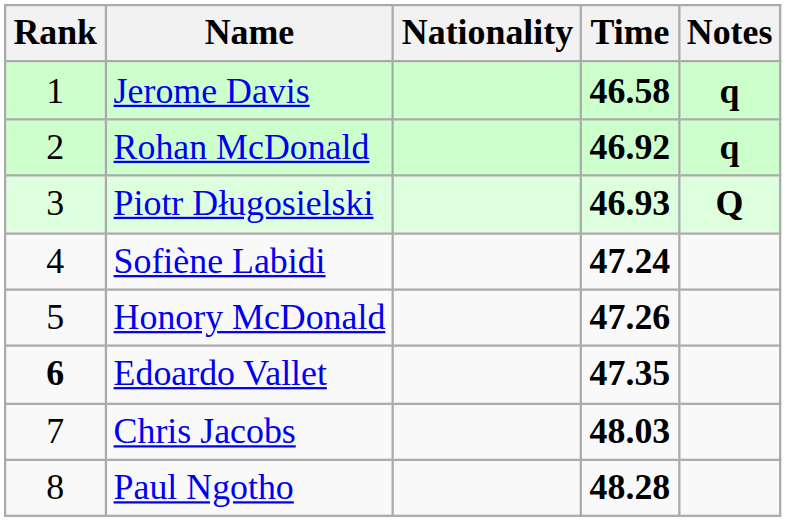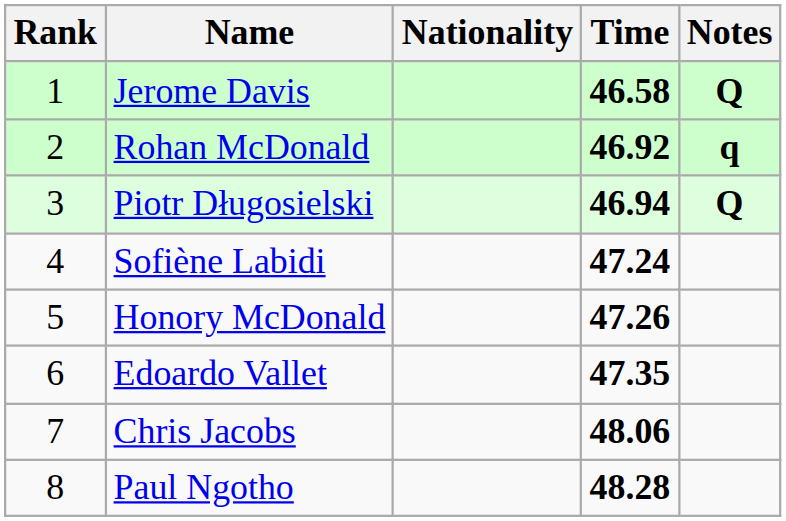(730, 89) q -> (730, 89) Q
(630, 203) 46.93 -> (630, 203) 46.94
(55, 373) bold -> (55, 373) normal
(630, 430) 48.03 -> (630, 430) 48.06
